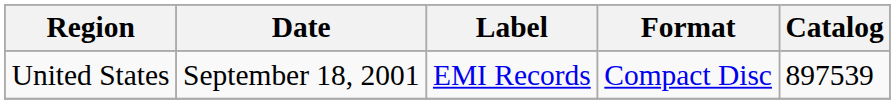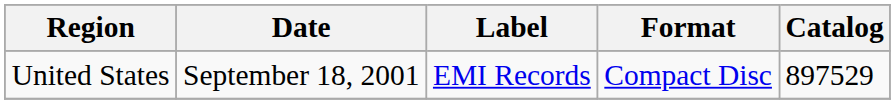(830, 74) 897539 -> (830, 74) 897529
